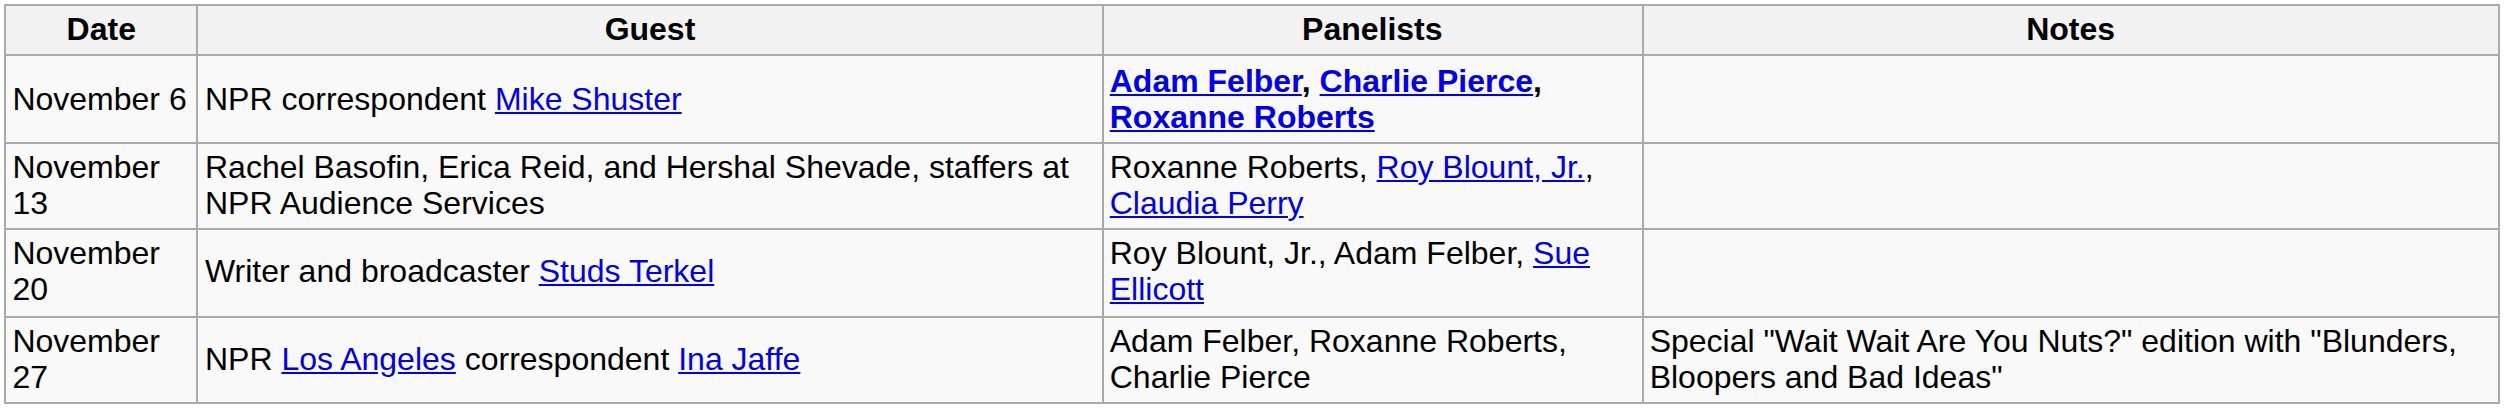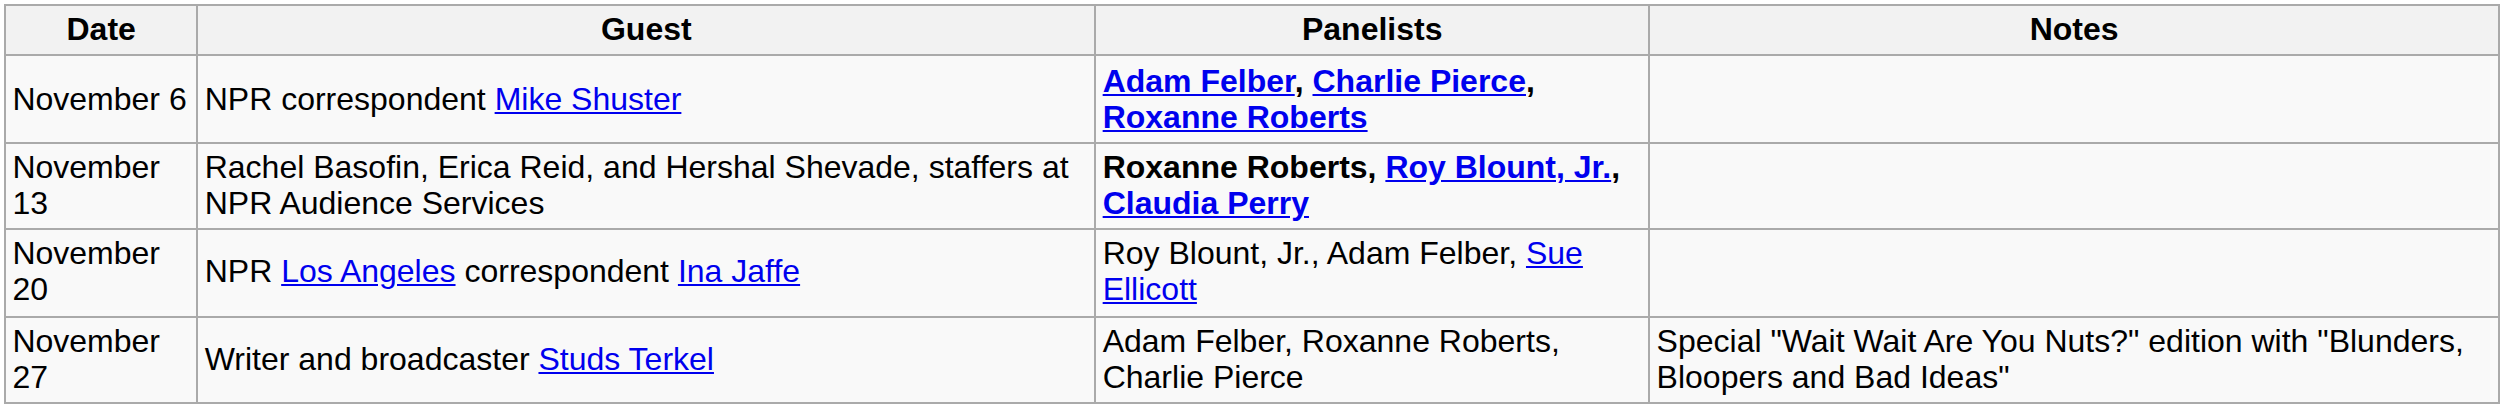(1352, 185) normal -> (1361, 185) bold
(460, 272) Writer and broadcaster Studs Terkel -> (502, 272) NPR Los Angeles correspondent Ina Jaffe
(503, 358) NPR Los Angeles correspondent Ina Jaffe -> (459, 358) Writer and broadcaster Studs Terkel
